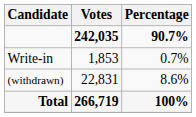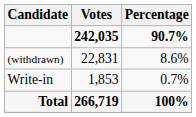rows swapped: (36, 80) <-> (30, 58)
